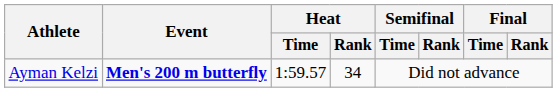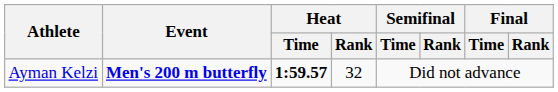(301, 73) normal -> (301, 73) bold
(353, 73) 34 -> (354, 73) 32
